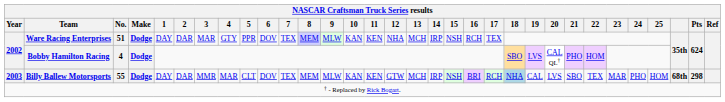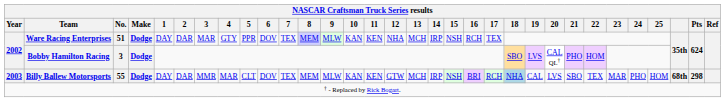(121, 57) 4 -> (121, 57) 3
